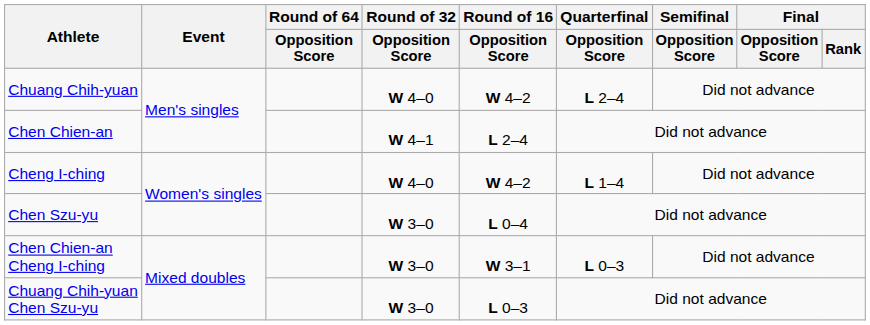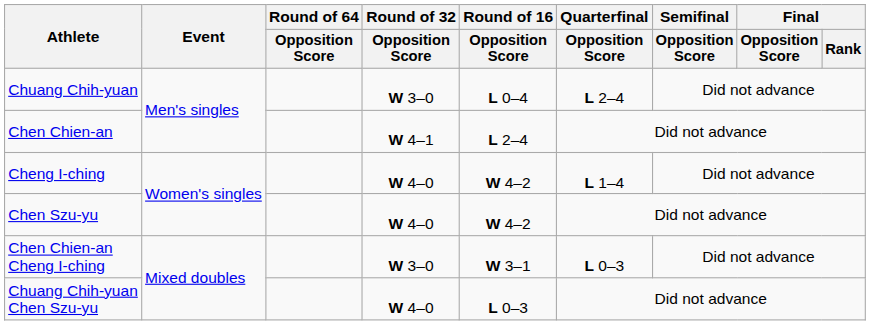(411, 98) W 4–0 -> (411, 98) W 3–0
(508, 98) W 4–2 -> (508, 98) L 0–4
(411, 224) W 3–0 -> (411, 224) W 4–0
(508, 224) L 0–4 -> (508, 224) W 4–2
(411, 308) W 3–0 -> (411, 308) W 4–0
